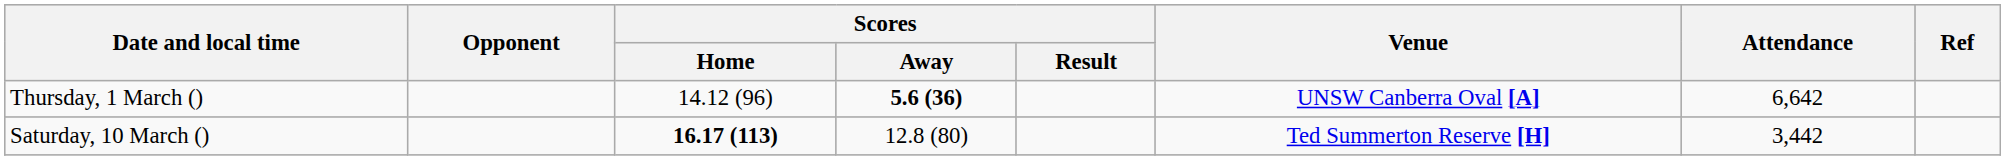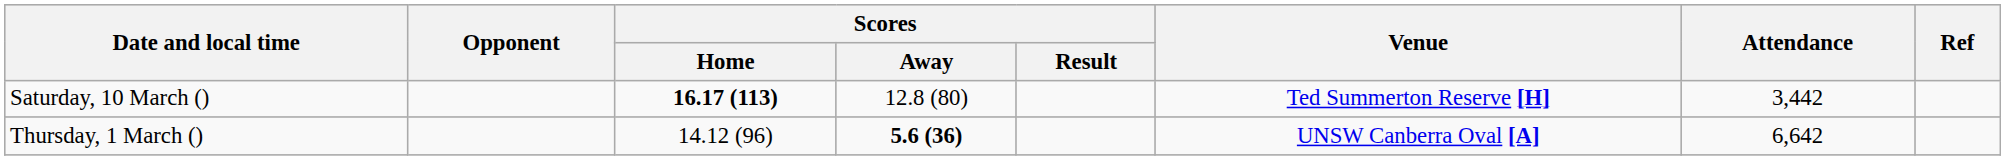rows swapped: (107, 98) <-> (110, 136)
